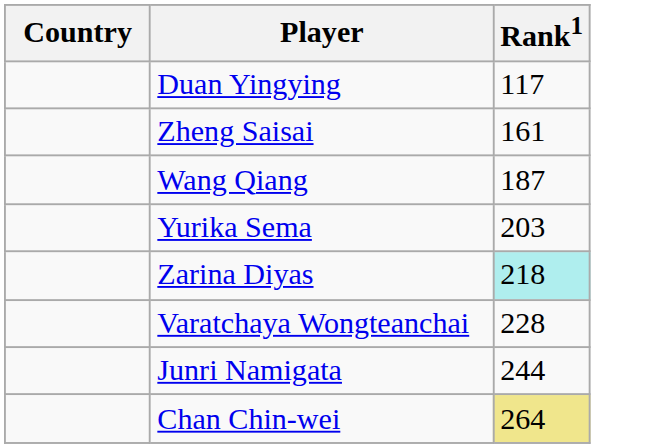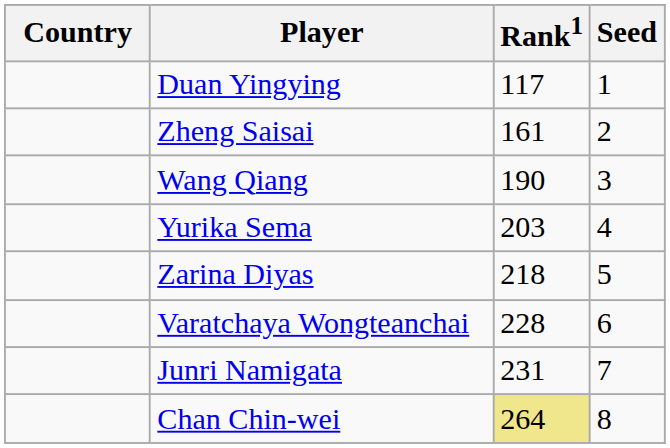+ column: (627, 32)
(523, 179) 187 -> (523, 179) 190
(523, 275) paleturquoise background -> (523, 275) no background
(523, 370) 244 -> (523, 370) 231
